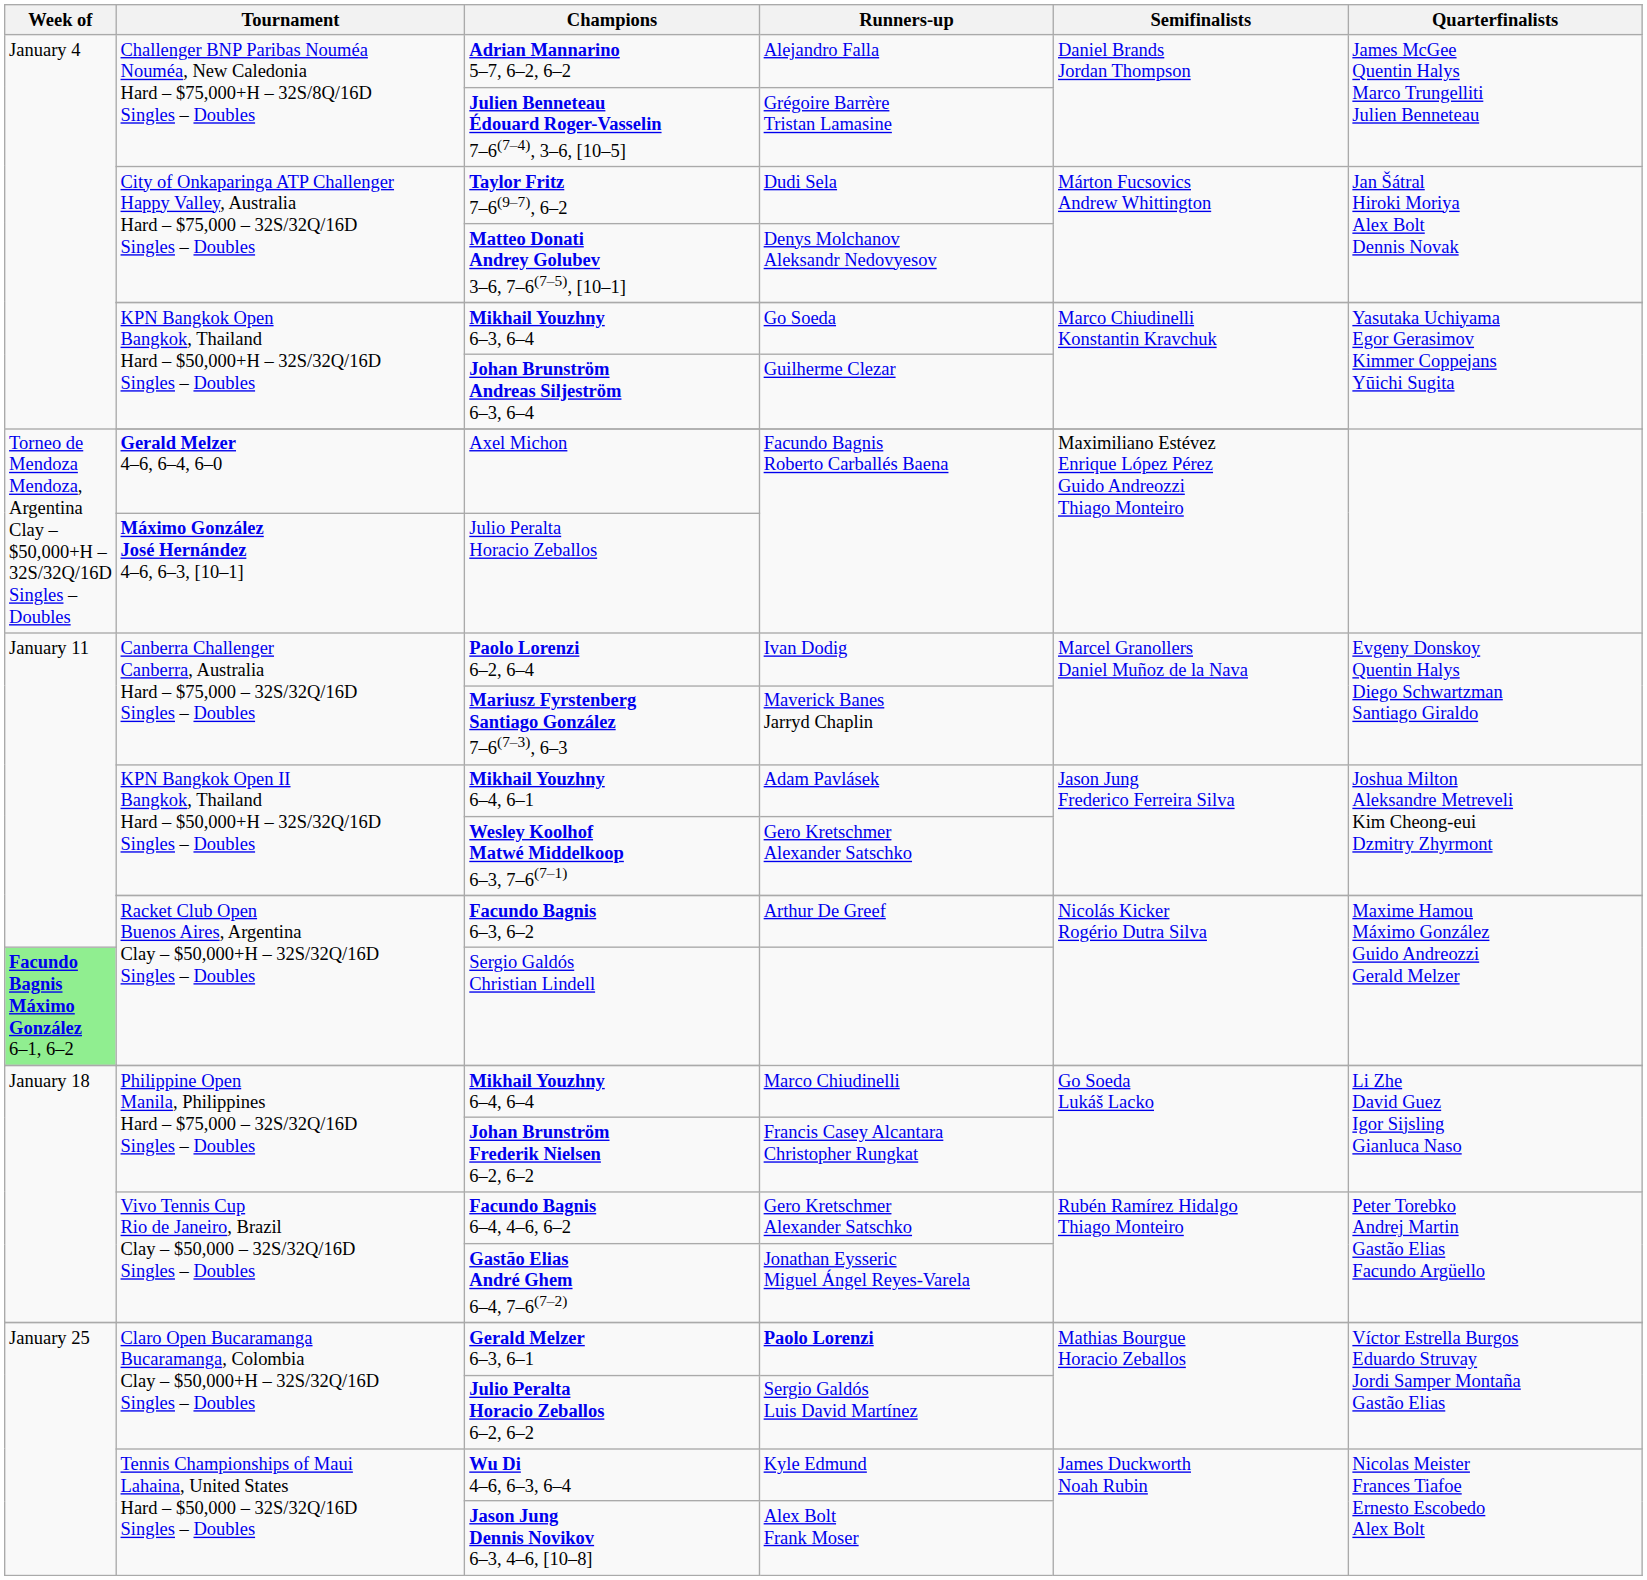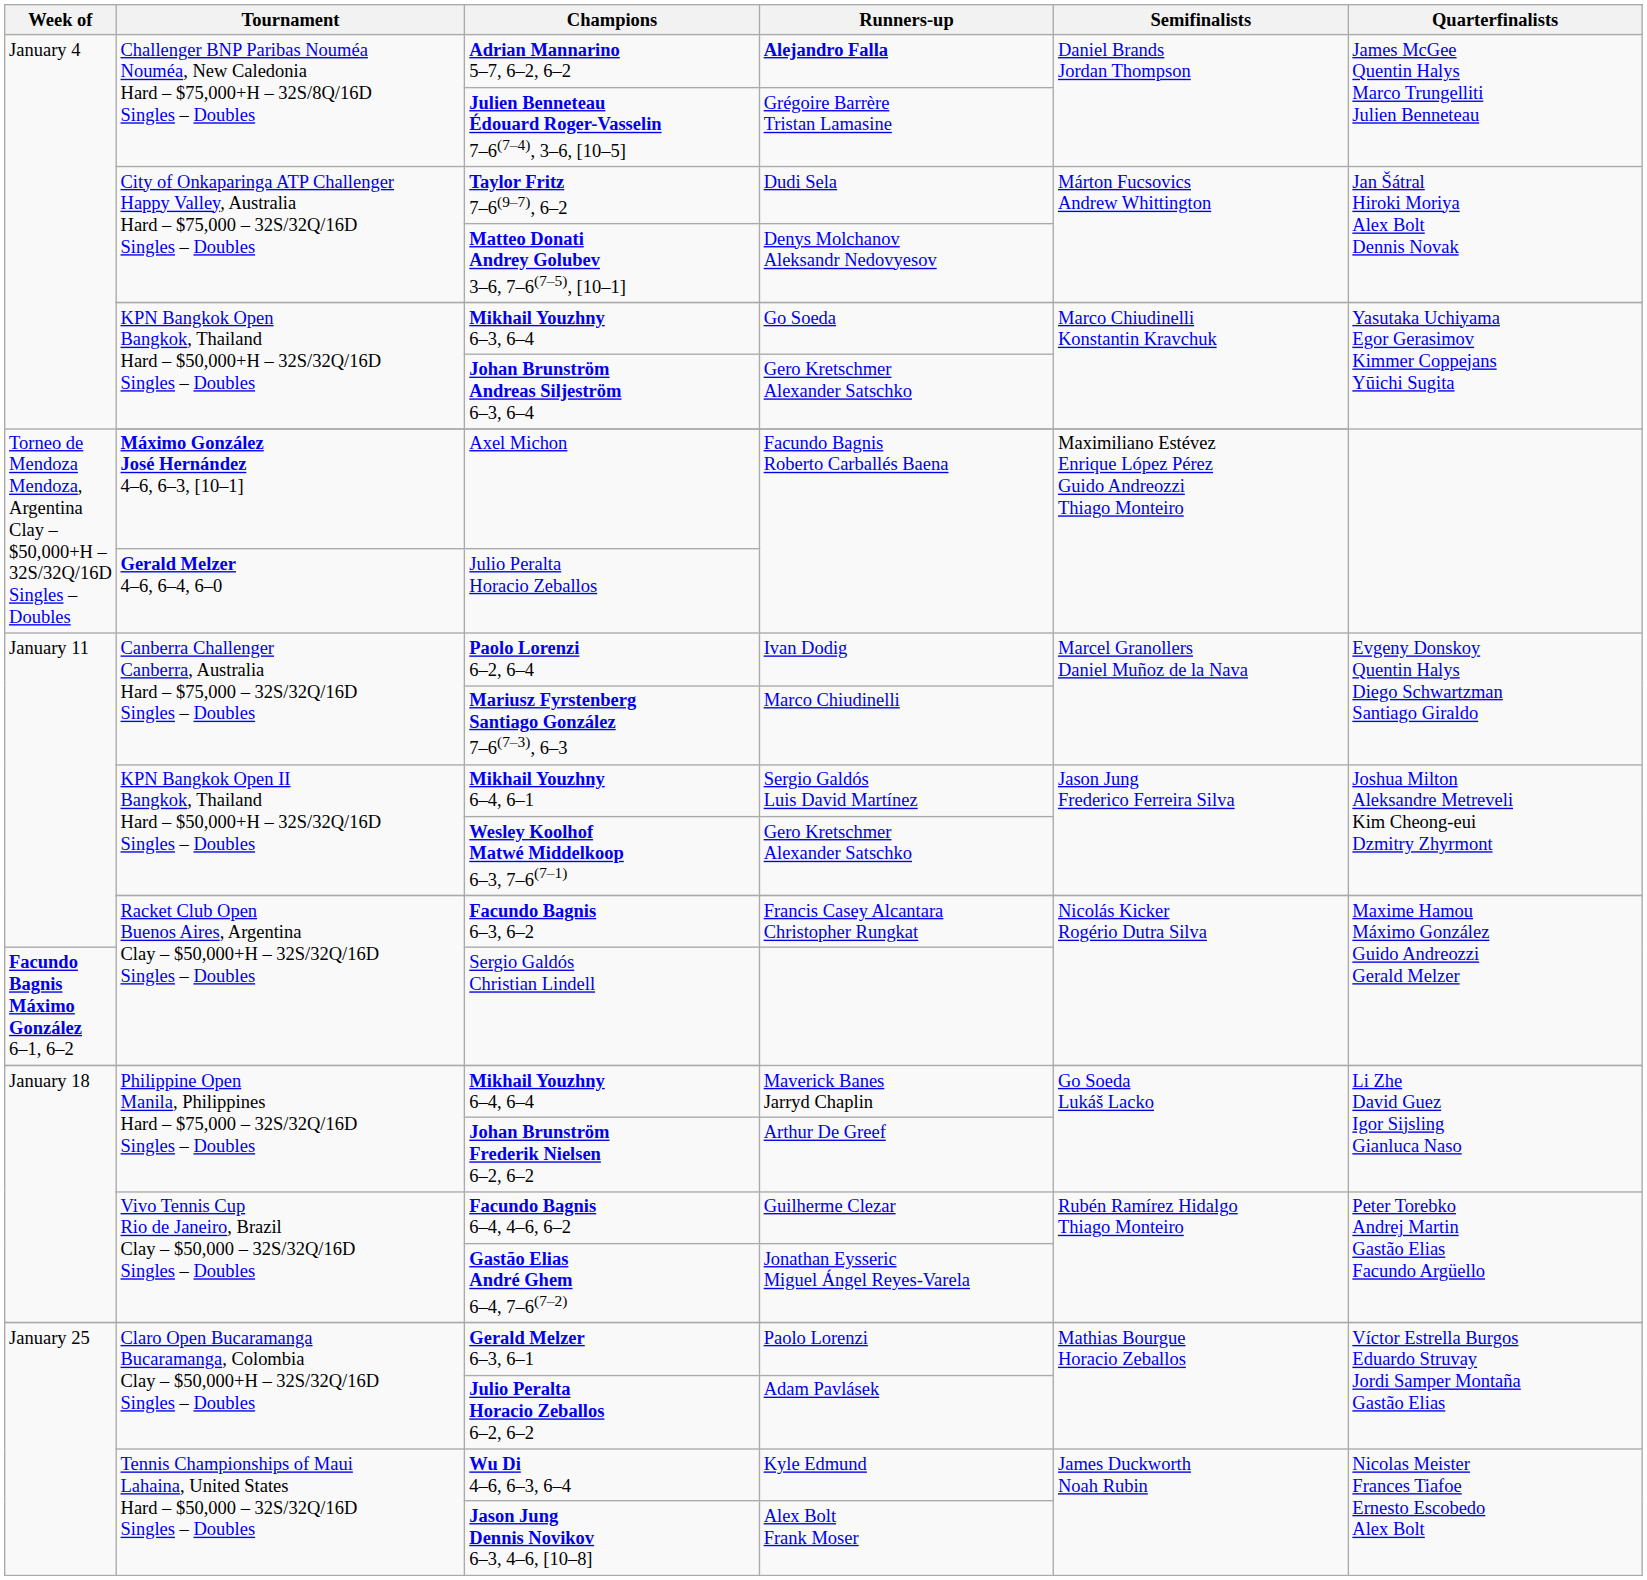(821, 49) normal -> (826, 49) bold
(830, 369) Guilherme Clezar -> (838, 380) Gero Kretschmer Alexander Satschko
(178, 454) Gerald Melzer 4–6, 6–4, 6–0 -> (192, 464) Máximo González José Hernández 4–6, 6–3, [10–1]
(192, 549) Máximo González José Hernández 4–6, 6–3, [10–1] -> (178, 573) Gerald Melzer 4–6, 6–4, 6–0
(824, 710) Maverick Banes Jarryd Chaplin -> (832, 700) Marco Chiudinelli
(821, 778) Adam Pavlásek -> (841, 789) Sergio Galdós Luis David Martínez
(825, 910) Arthur De Greef -> (853, 920) Francis Casey Alcantara Christopher Rungkat
(46, 1005) lightgreen background -> (46, 1005) no background
(832, 1079) Marco Chiudinelli -> (824, 1090) Maverick Banes Jarryd Chaplin
(853, 1143) Francis Casey Alcantara Christopher Rungkat -> (825, 1132) Arthur De Greef
(838, 1217) Gero Kretschmer Alexander Satschko -> (830, 1206) Guilherme Clezar
(819, 1337) bold -> (816, 1337) normal
(841, 1400) Sergio Galdós Luis David Martínez -> (821, 1389) Adam Pavlásek
